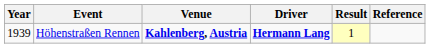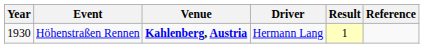(19, 33) 1939 -> (19, 33) 1930
(291, 33) bold -> (288, 33) normal
